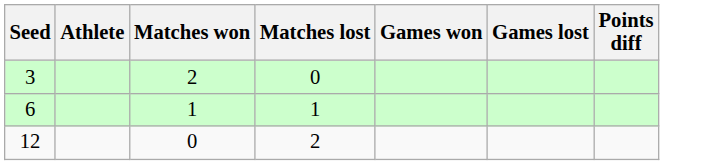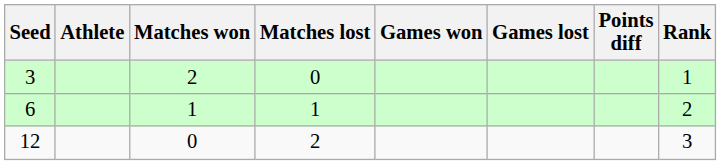+ column: (687, 32)
